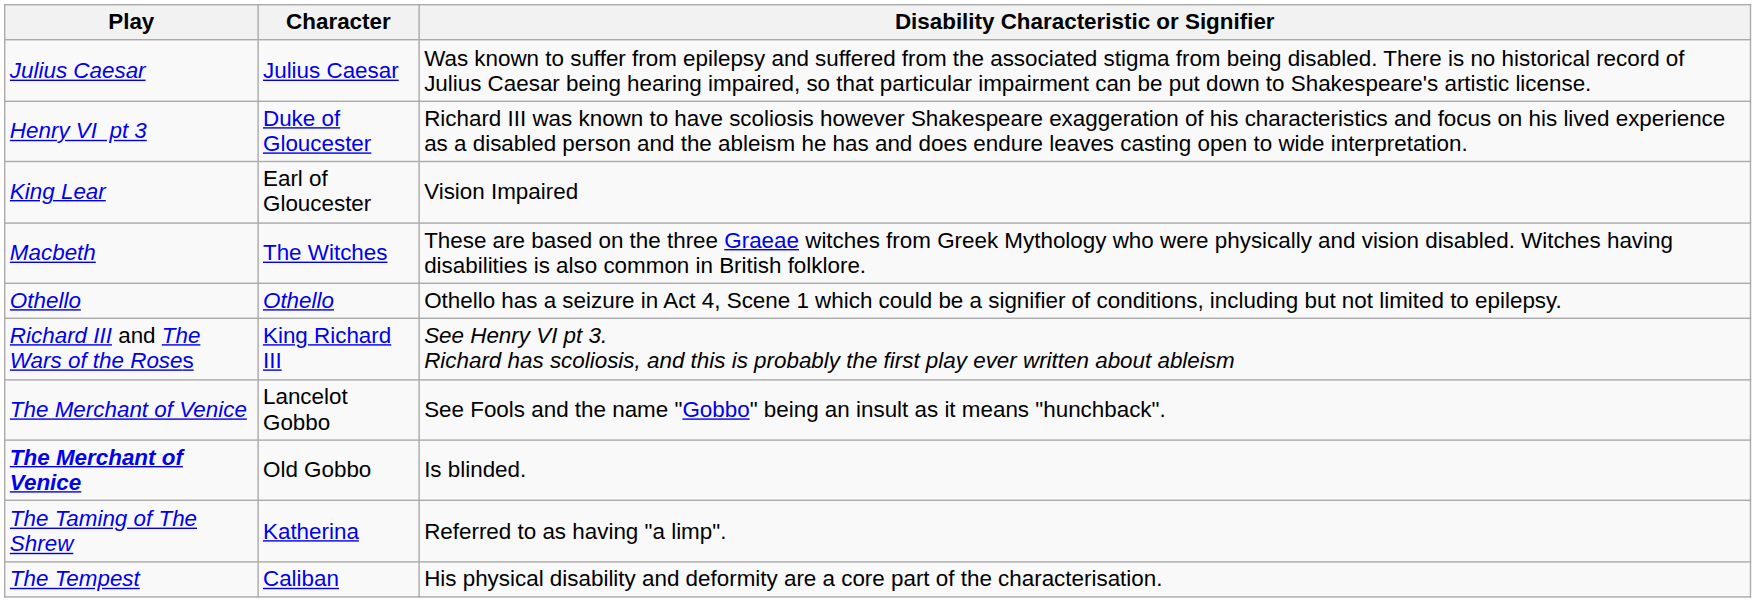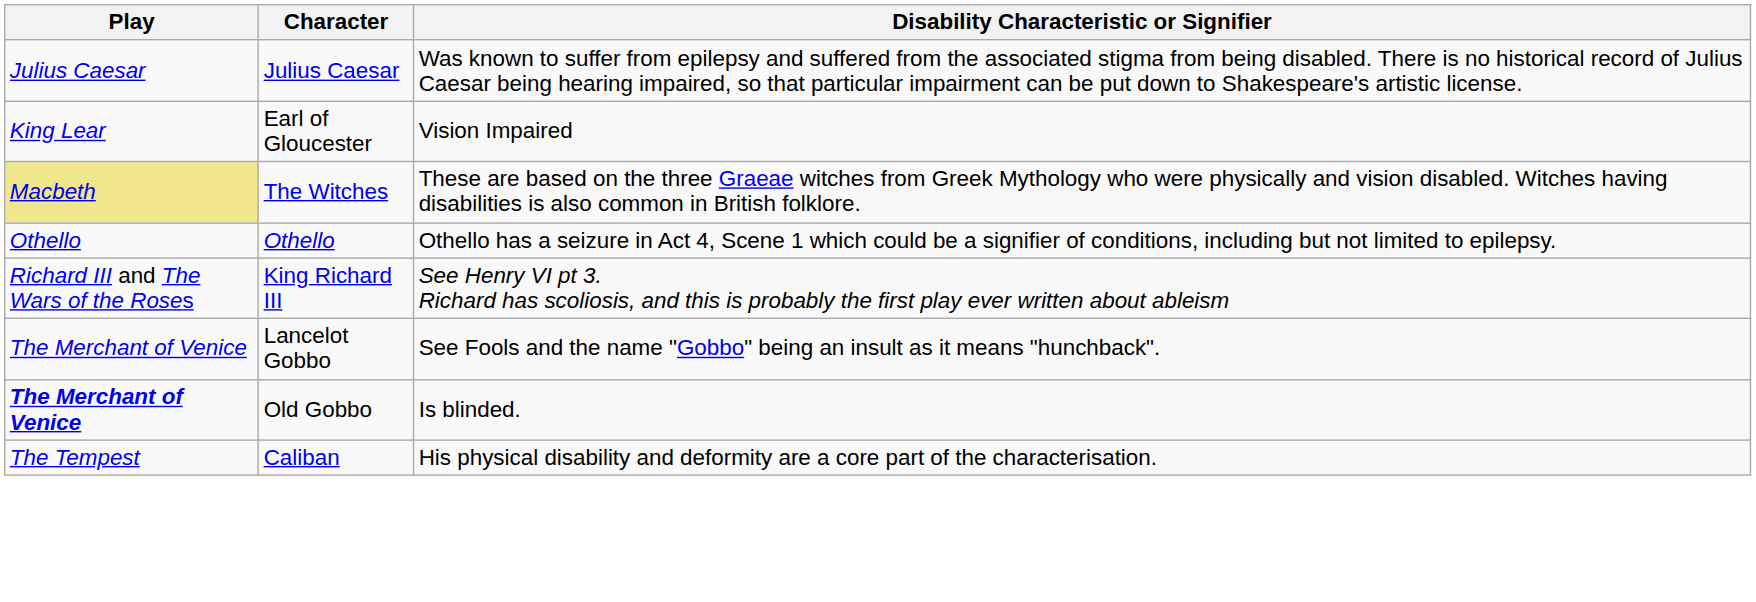- row: (317, 131)
(53, 252) no background -> (53, 191) khaki background
- row: (311, 530)
